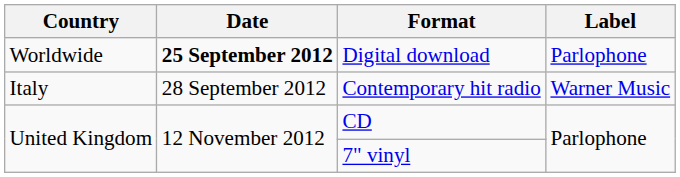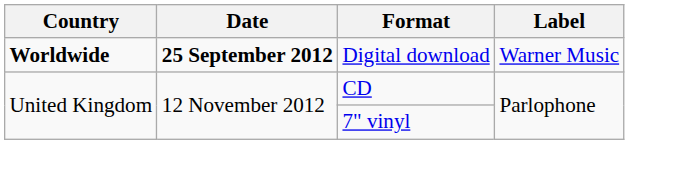(56, 54) normal -> (59, 54) bold
(599, 54) Parlophone -> (559, 54) Warner Music
- row: (442, 88)
